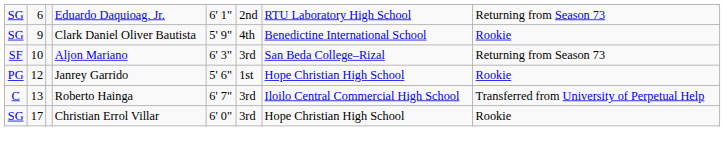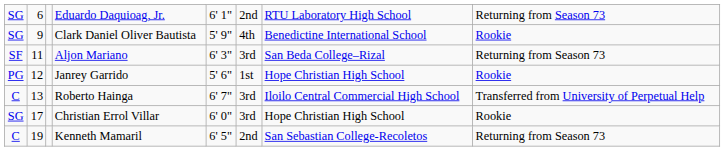(37, 55) 10 -> (37, 55) 11
+ row: (98, 136)
